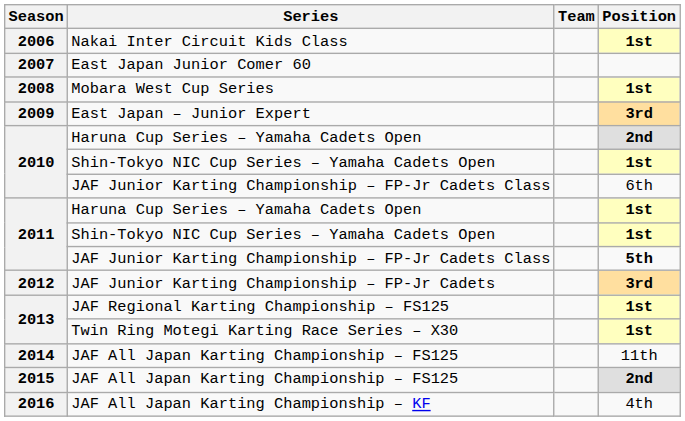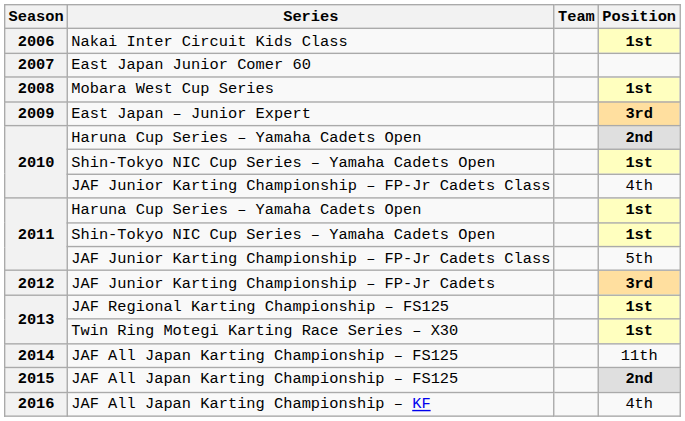(639, 186) 6th -> (639, 186) 4th
(639, 259) bold -> (639, 259) normal
